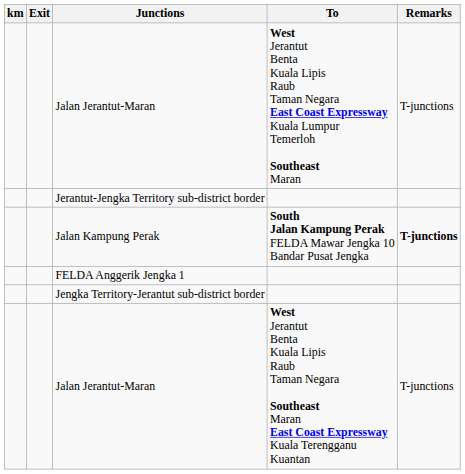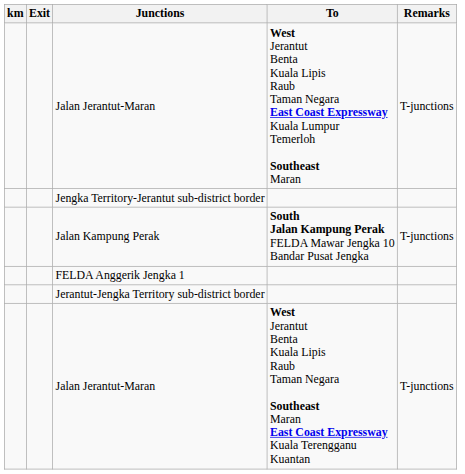rows swapped: (160, 197) <-> (160, 294)
(429, 236) bold -> (427, 236) normal
